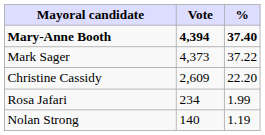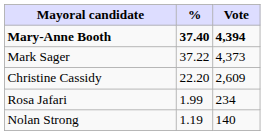columns swapped: (200, 15) <-> (242, 15)
